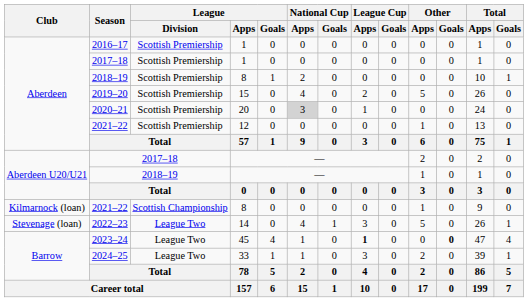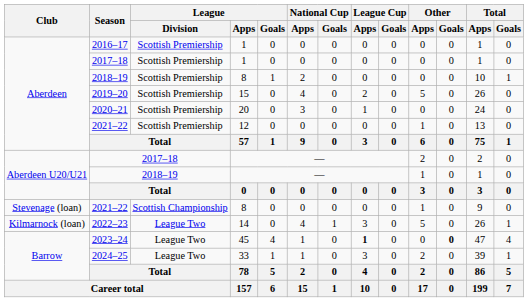(303, 110) lightgrey background -> (303, 110) no background
(47, 207) Kilmarnock (loan) -> (47, 207) Stevenage (loan)
(47, 223) Stevenage (loan) -> (47, 223) Kilmarnock (loan)
